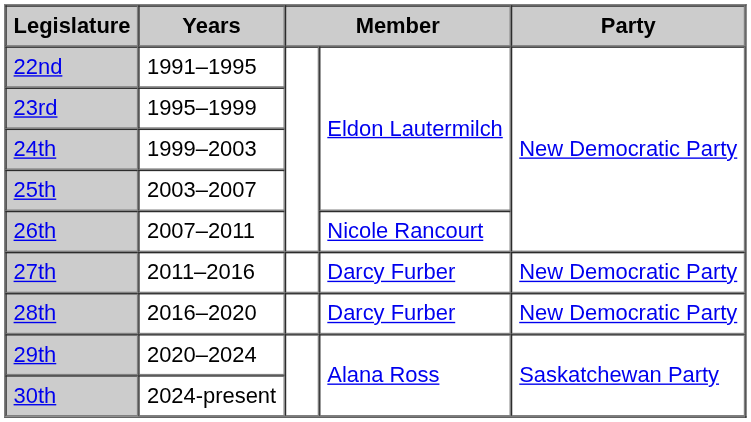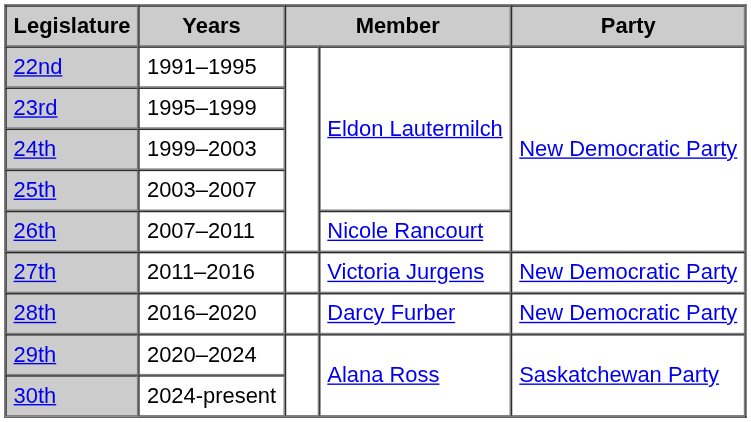(391, 272) Darcy Furber -> (406, 272) Victoria Jurgens
